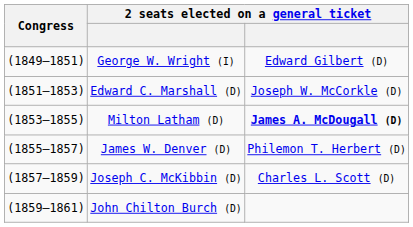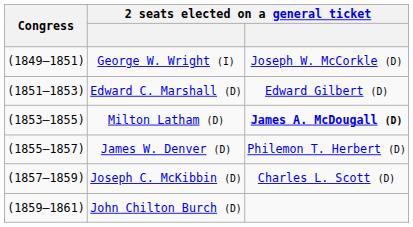(327, 62) Edward Gilbert (D) -> (327, 62) Joseph W. McCorkle (D)
(327, 91) Joseph W. McCorkle (D) -> (327, 91) Edward Gilbert (D)
